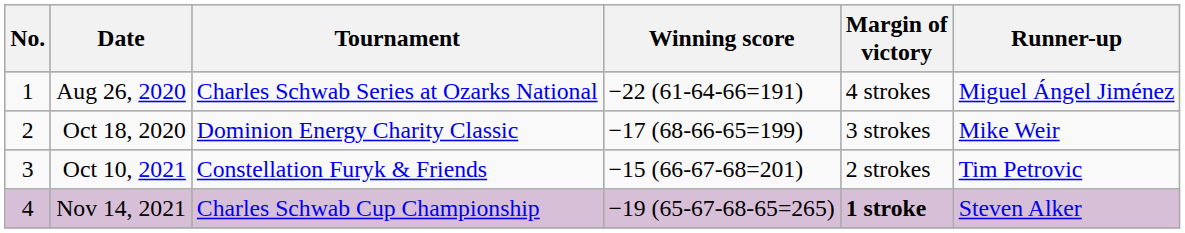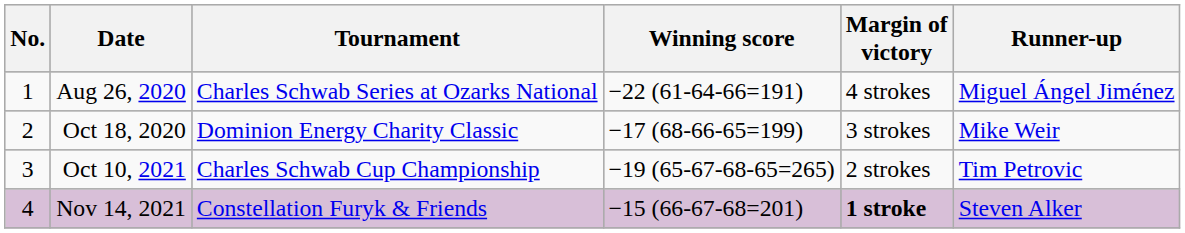(342, 169) Constellation Furyk & Friends -> (368, 169) Charles Schwab Cup Championship
(706, 169) −15 (66-67-68=201) -> (722, 169) −19 (65-67-68-65=265)
(368, 208) Charles Schwab Cup Championship -> (342, 208) Constellation Furyk & Friends
(722, 208) −19 (65-67-68-65=265) -> (706, 208) −15 (66-67-68=201)
